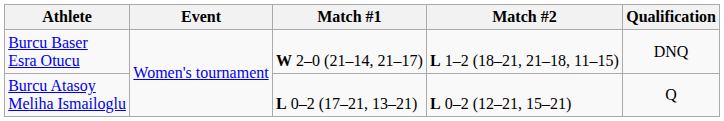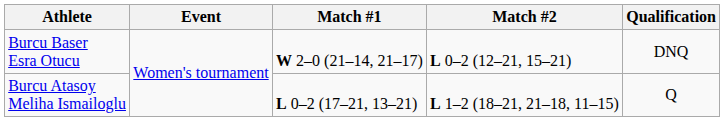(524, 60) L 1–2 (18–21, 21–18, 11–15) -> (501, 60) L 0–2 (12–21, 15–21)
(501, 103) L 0–2 (12–21, 15–21) -> (524, 103) L 1–2 (18–21, 21–18, 11–15)
